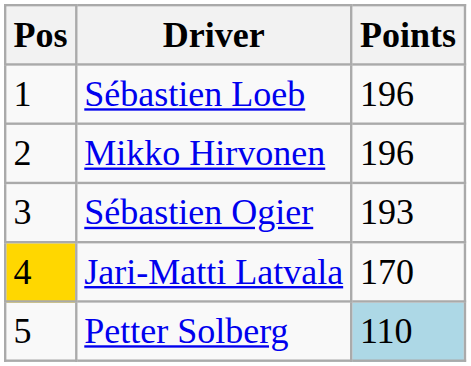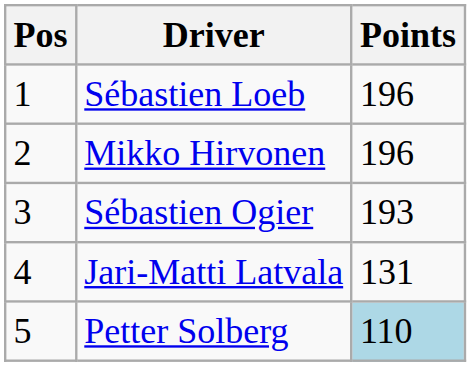(23, 271) gold background -> (23, 271) no background
(387, 271) 170 -> (387, 271) 131
